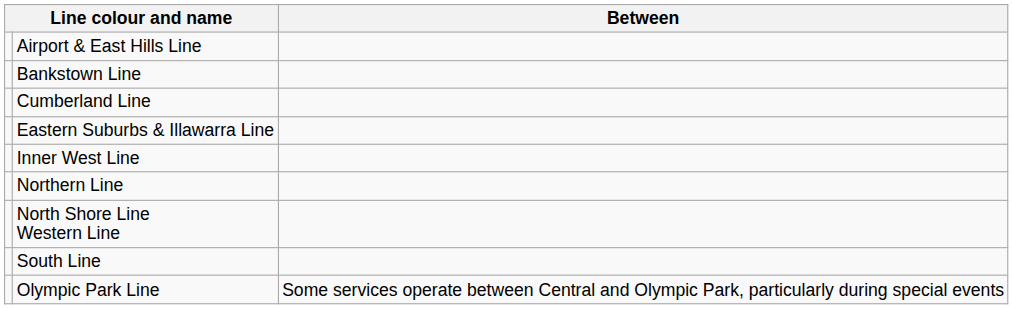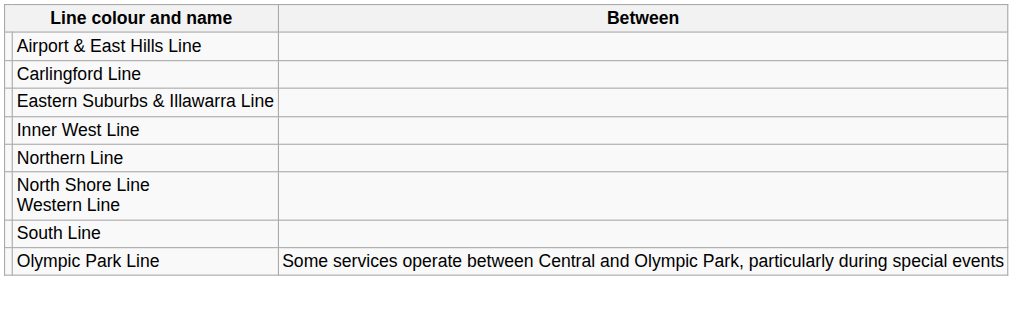- row: (79, 74)
+ row: (79, 74)
- row: (84, 102)
